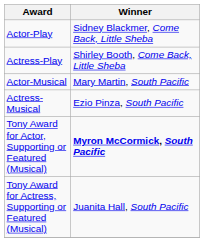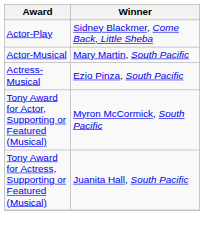- row: (34, 60)
(133, 146) bold -> (129, 119) normal
